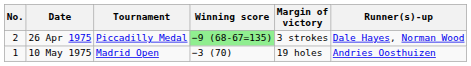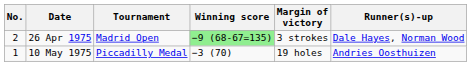(142, 39) Piccadilly Medal -> (127, 39) Madrid Open
(127, 54) Madrid Open -> (142, 54) Piccadilly Medal
